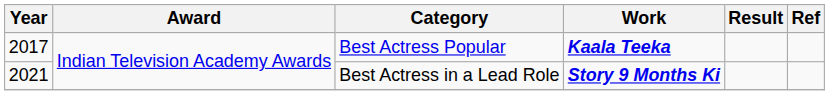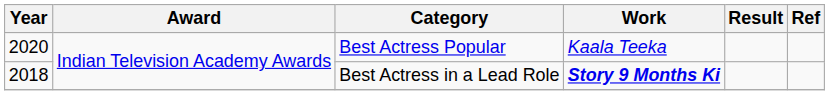(29, 47) 2017 -> (29, 47) 2020
(619, 47) bold -> (617, 47) normal
(29, 75) 2021 -> (29, 75) 2018
